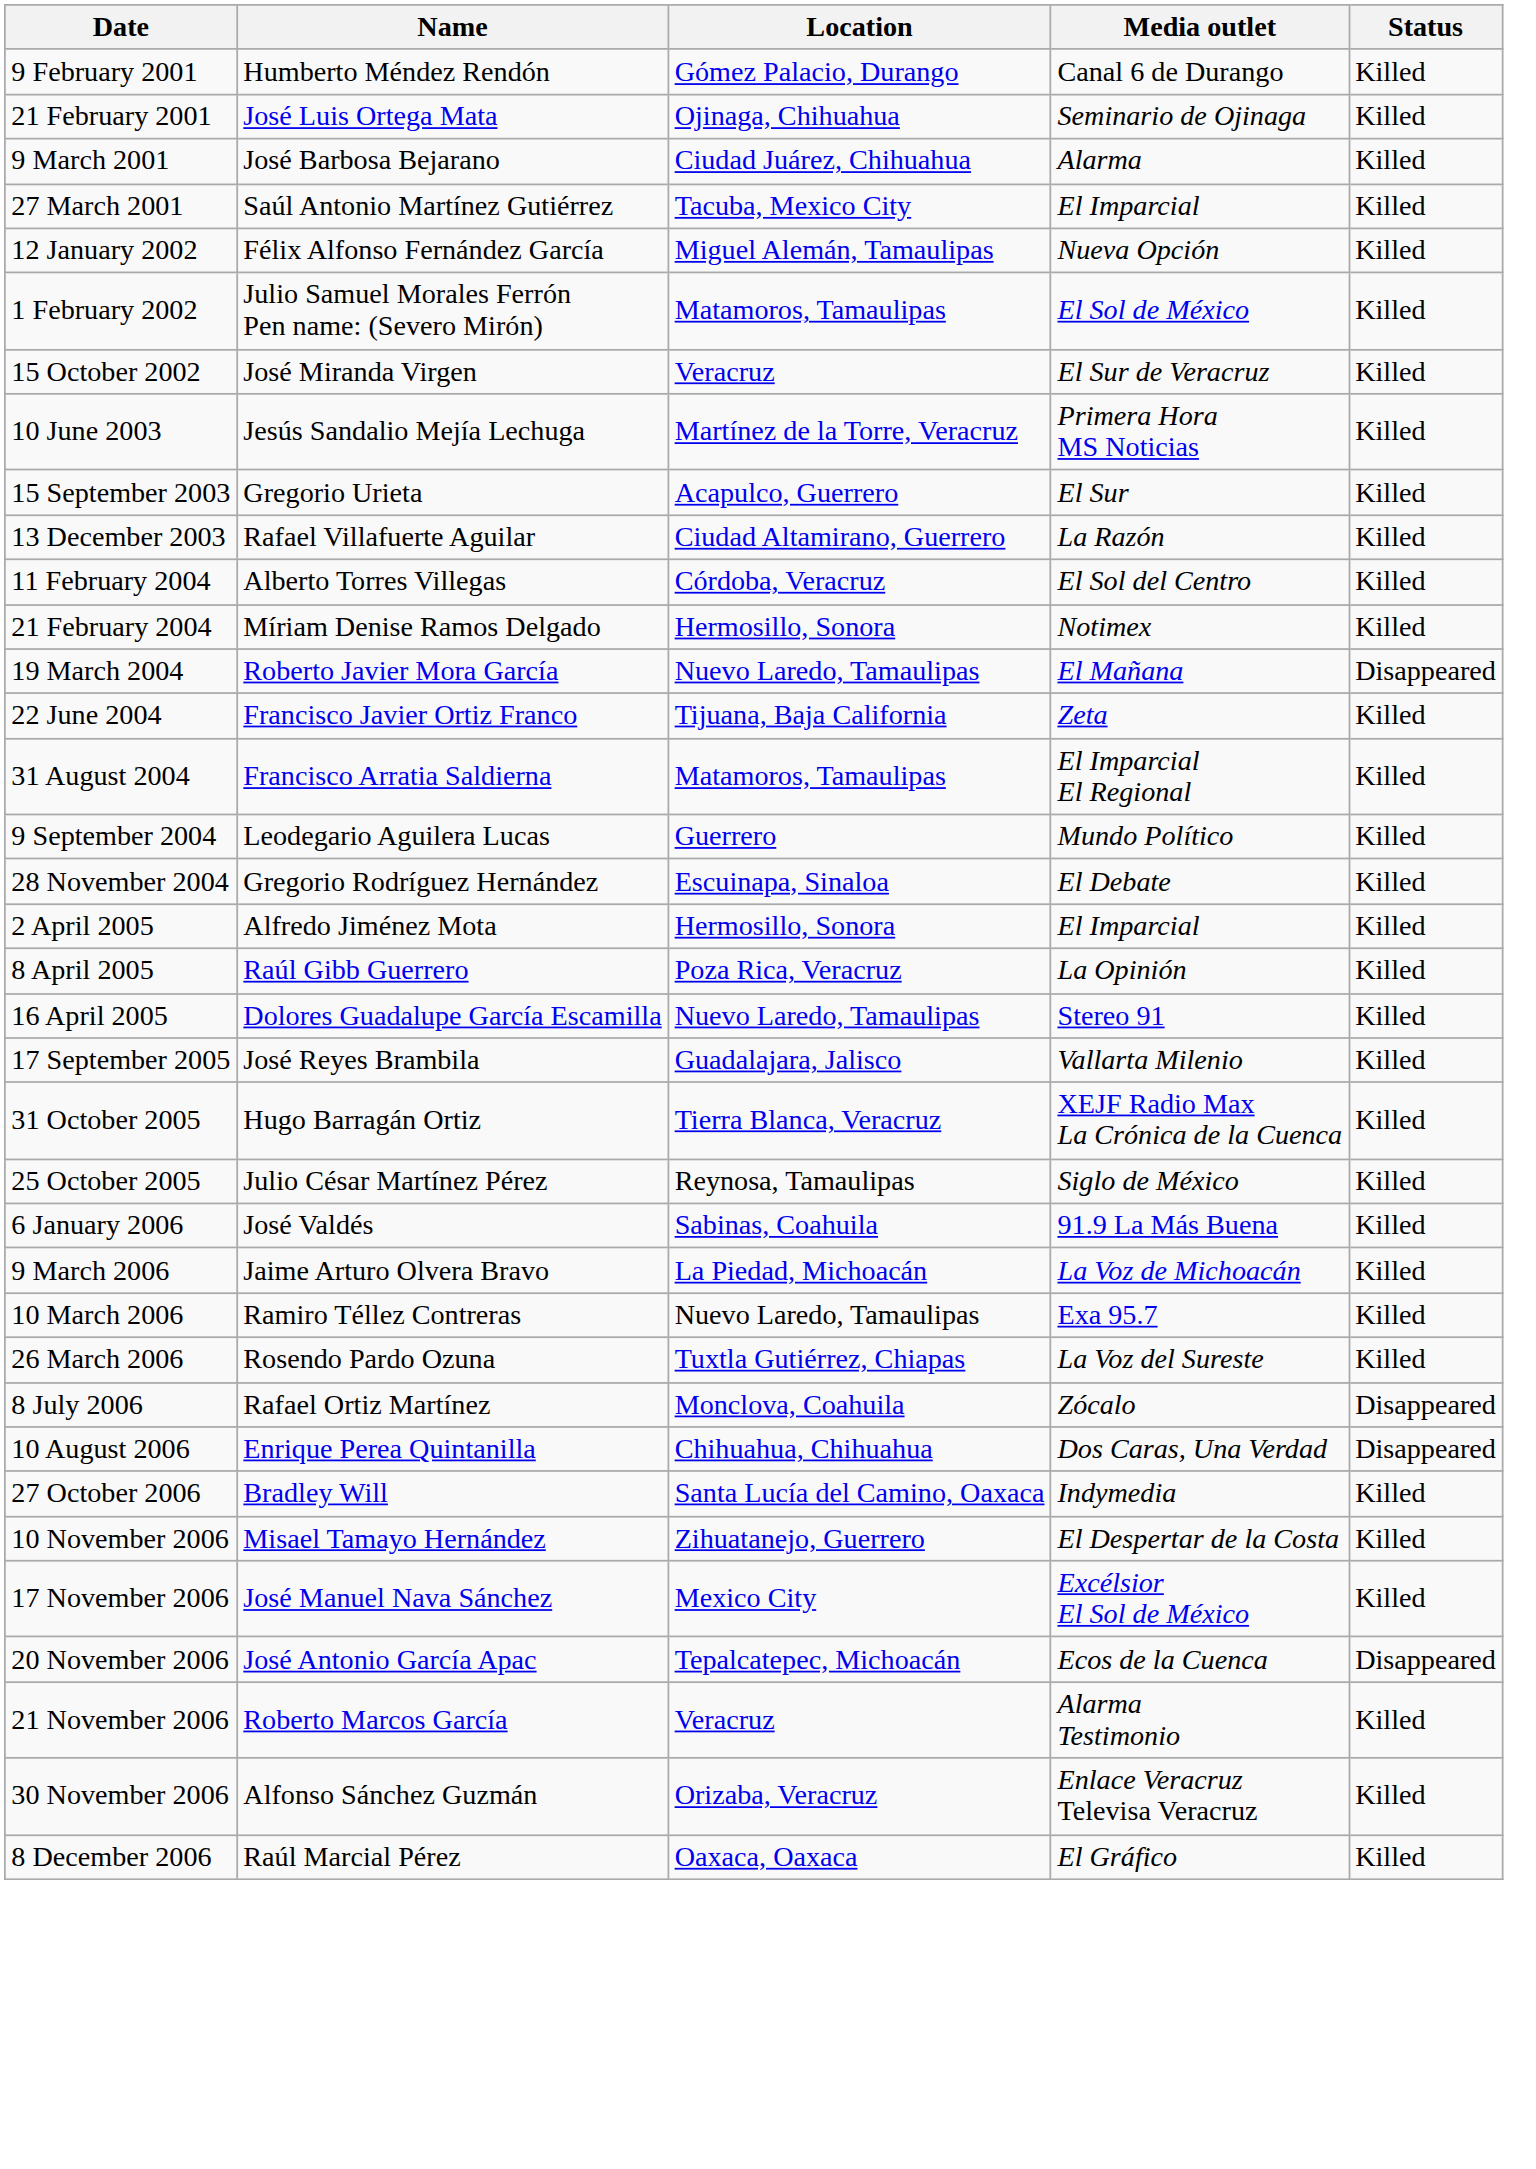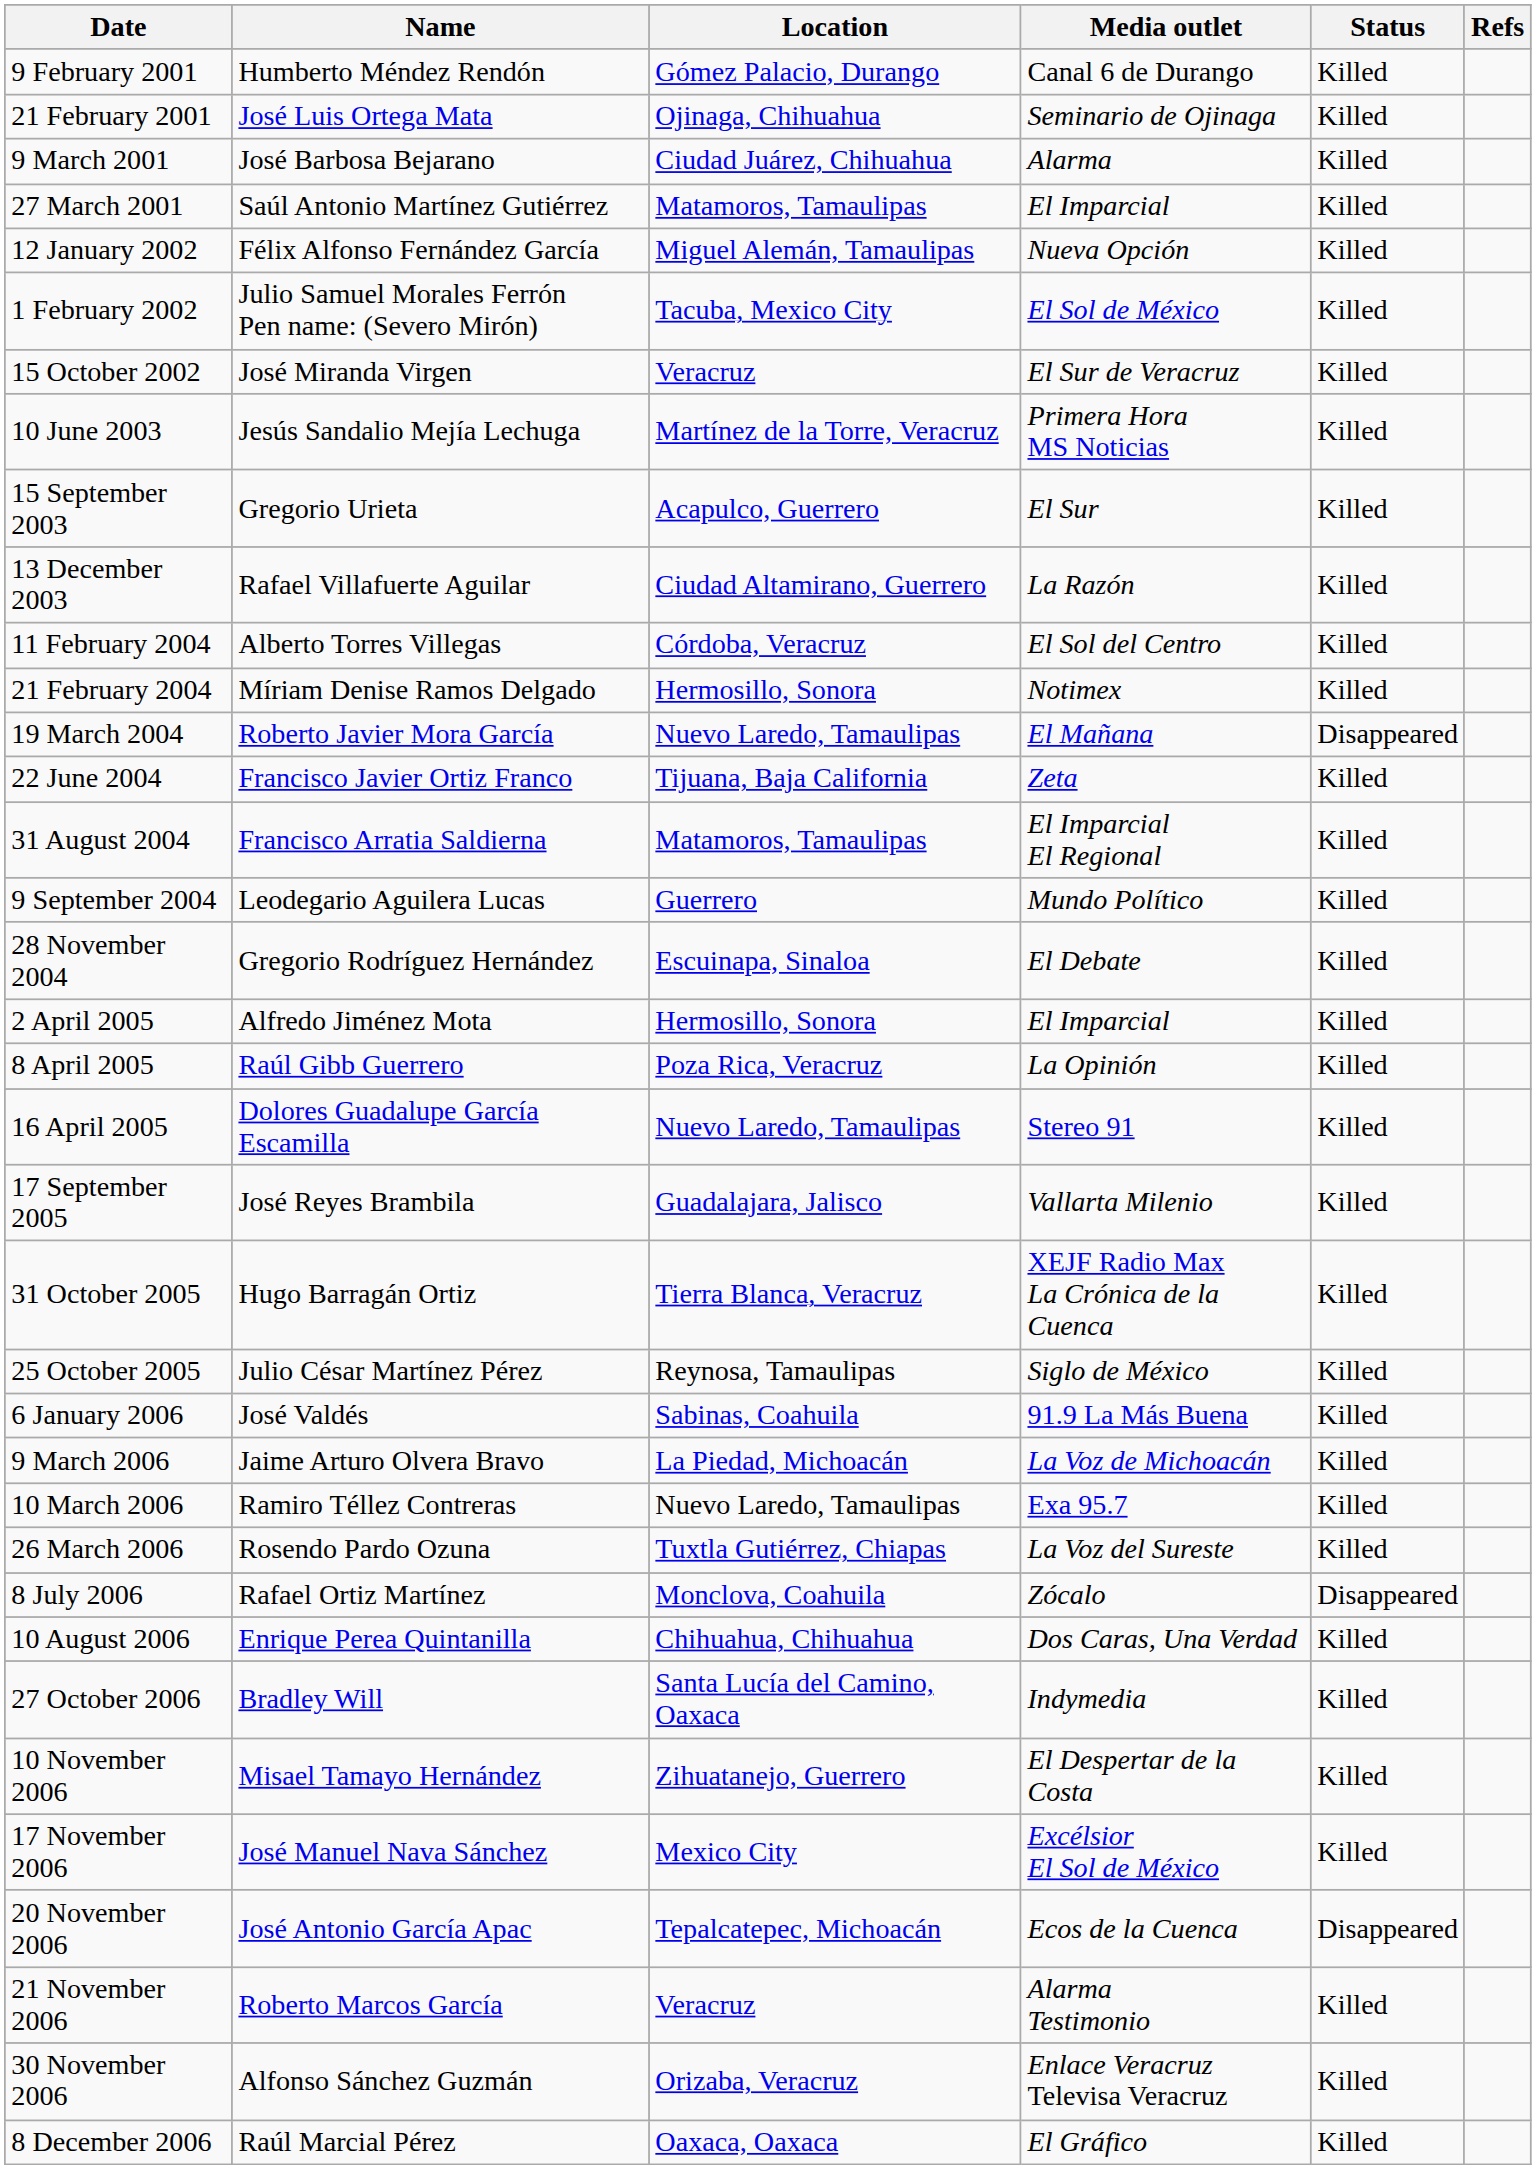+ column: (1498, 26)
(793, 205) Tacuba, Mexico City -> (791, 205) Matamoros, Tamaulipas
(810, 310) Matamoros, Tamaulipas -> (774, 310) Tacuba, Mexico City
(1426, 1448) Disappeared -> (1353, 1638) Killed
